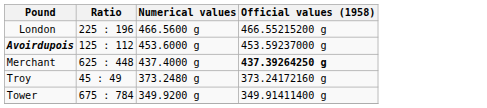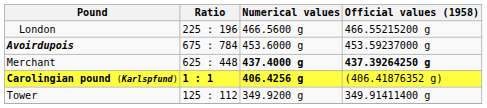(106, 46) 125 : 112 -> (210, 46) 675 : 784
(169, 62) normal -> (273, 62) bold
+ row: (92, 79)
- row: (19, 79)
(106, 95) 675 : 784 -> (210, 95) 125 : 112
